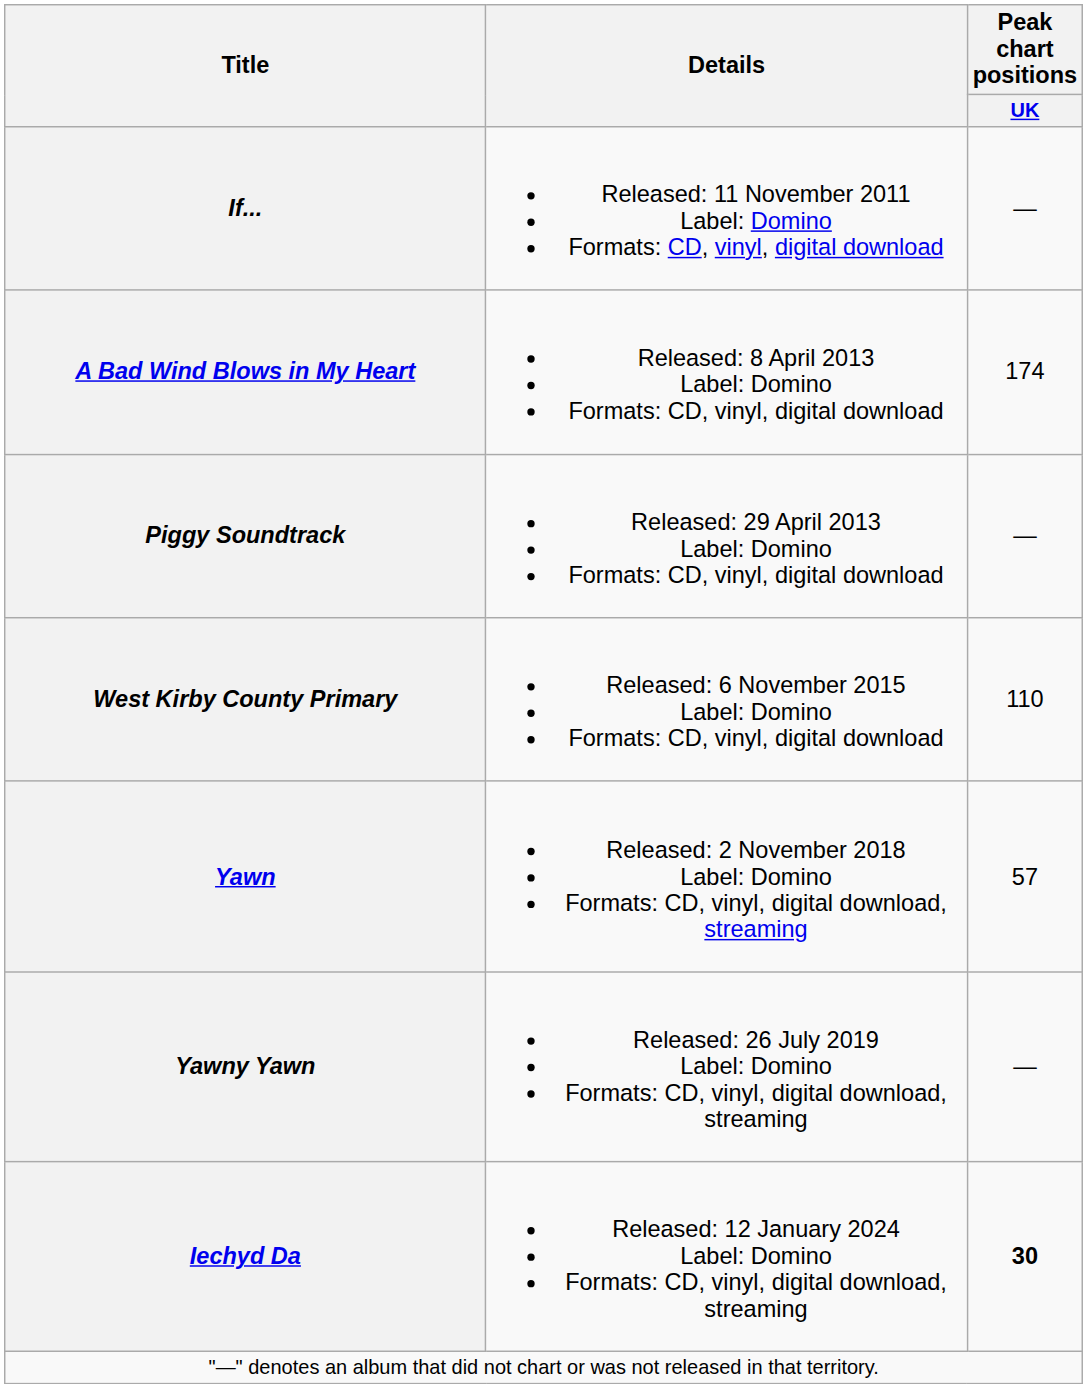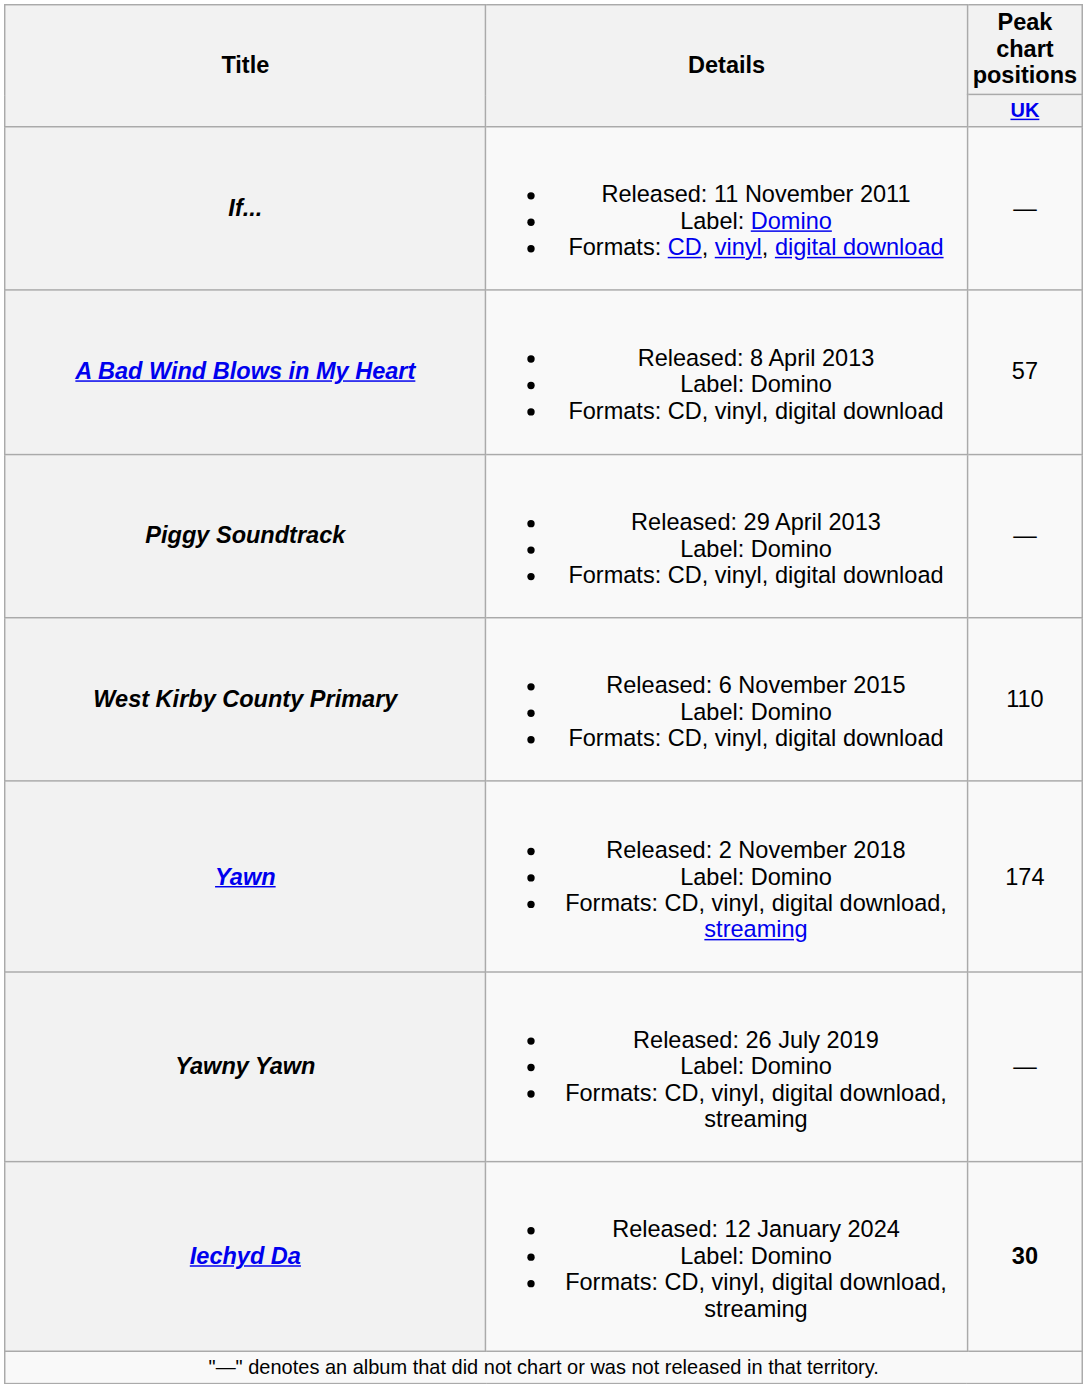(1025, 371) 174 -> (1025, 371) 57
(1025, 876) 57 -> (1025, 876) 174
